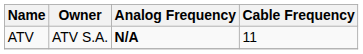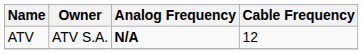(250, 37) 11 -> (250, 37) 12
